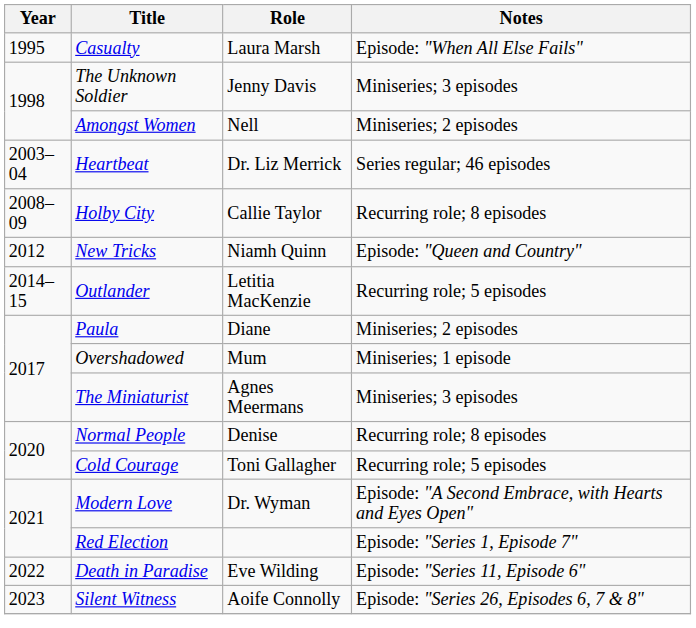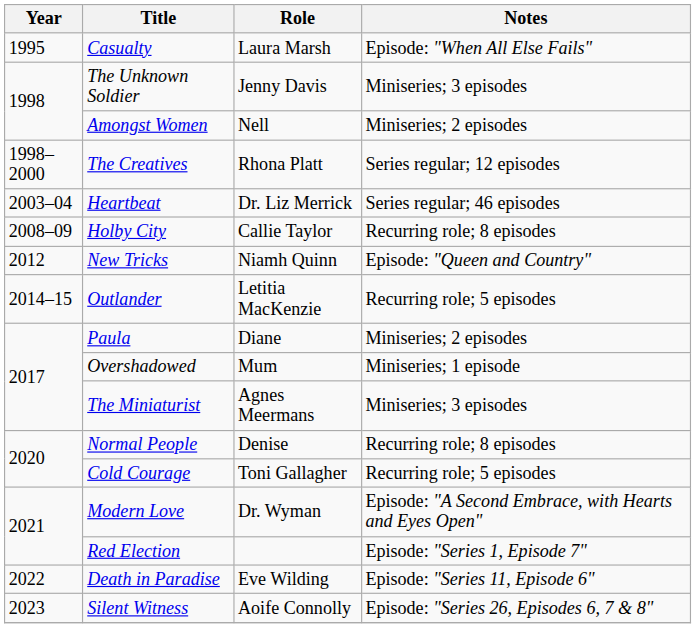+ row: (137, 164)
